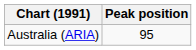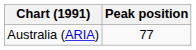(147, 34) 95 -> (147, 34) 77
